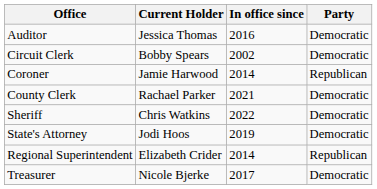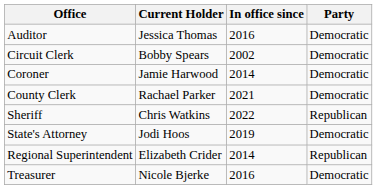(338, 74) Republican -> (339, 74) Democratic
(339, 114) Democratic -> (338, 114) Republican
(242, 174) 2017 -> (242, 174) 2016
